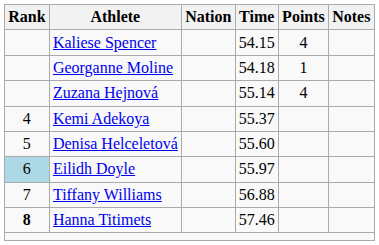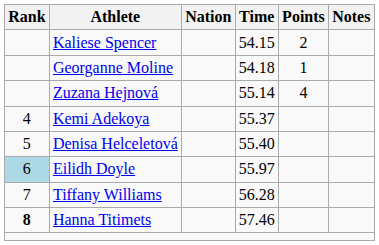(303, 42) 4 -> (303, 42) 2
(257, 144) 55.60 -> (257, 144) 55.40
(257, 194) 56.88 -> (257, 194) 56.28
